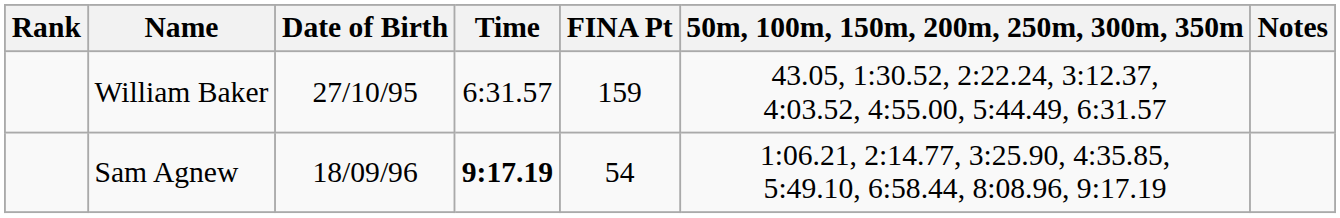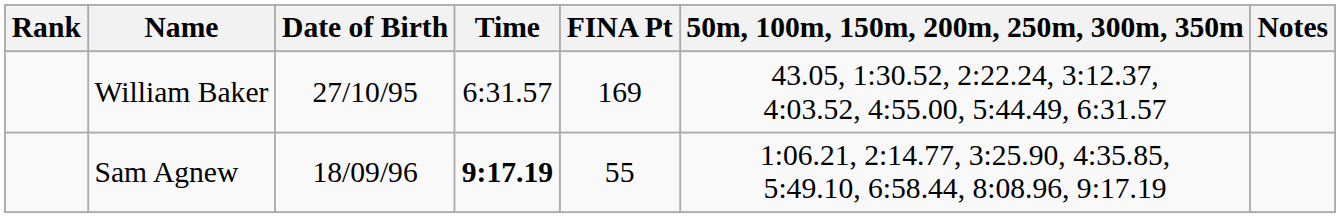(620, 91) 159 -> (620, 91) 169
(620, 171) 54 -> (620, 171) 55
